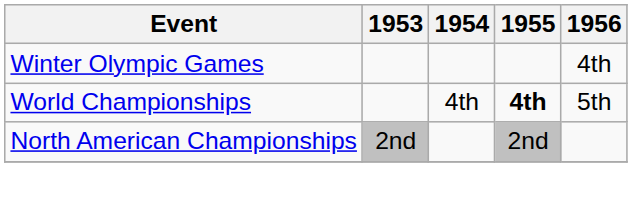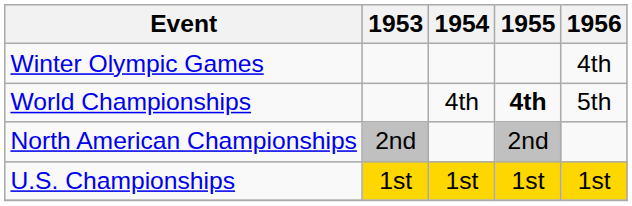+ row: (123, 180)
